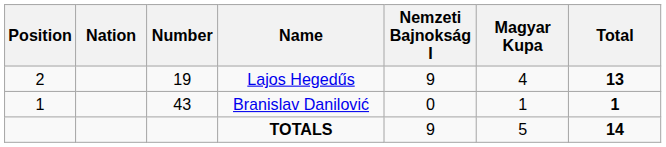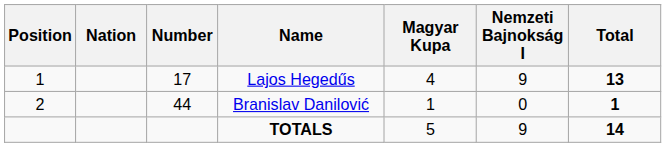columns swapped: (430, 35) <-> (523, 35)
(40, 79) 2 -> (40, 79) 1
(182, 79) 19 -> (182, 79) 17
(40, 105) 1 -> (40, 105) 2
(182, 105) 43 -> (182, 105) 44
